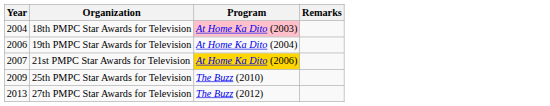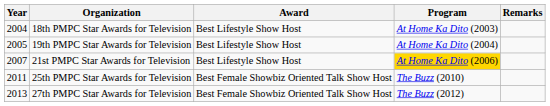+ column: (294, 12)
(247, 28) pink background -> (447, 28) no background
(17, 45) 2006 -> (17, 45) 2005
(17, 77) 2009 -> (17, 77) 2011
